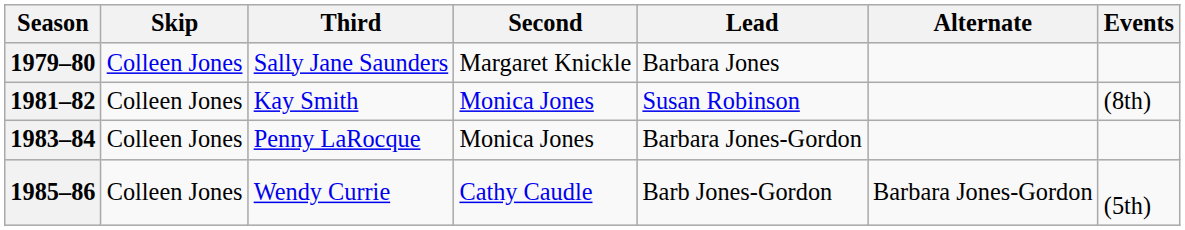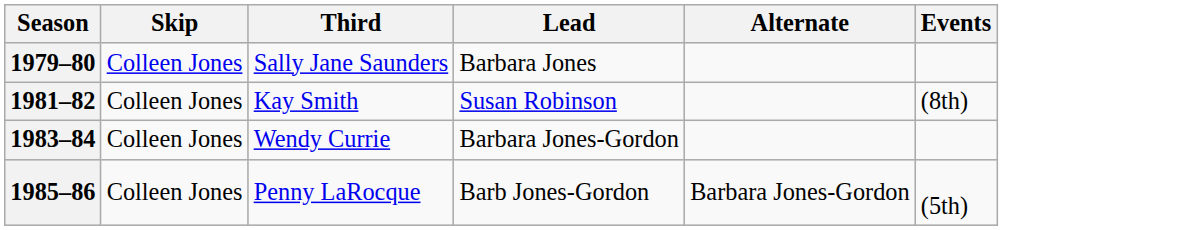- column: (545, 23)
(337, 139) Penny LaRocque -> (322, 139) Wendy Currie
(322, 191) Wendy Currie -> (337, 191) Penny LaRocque
